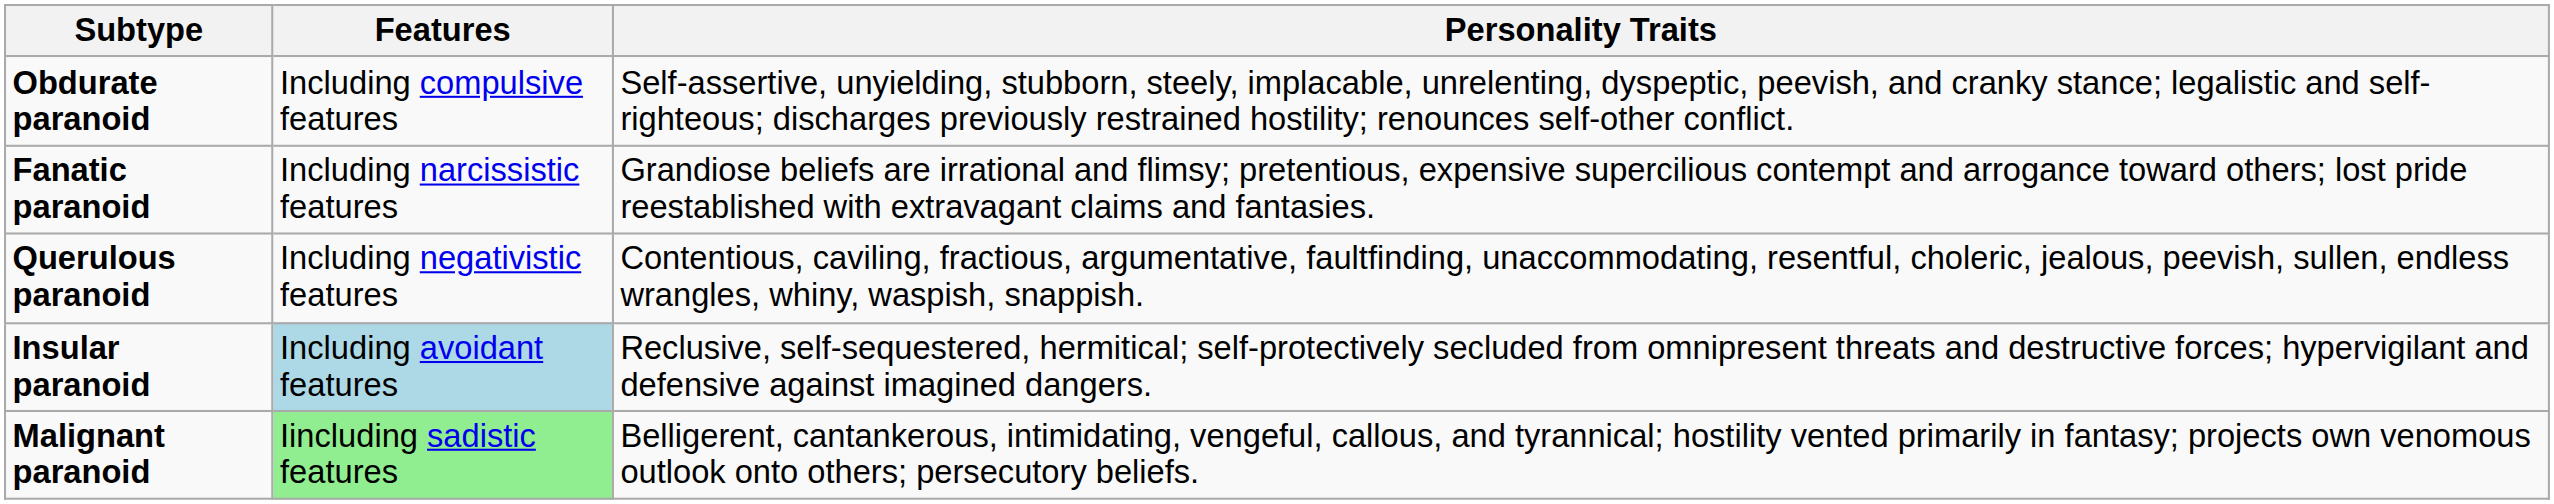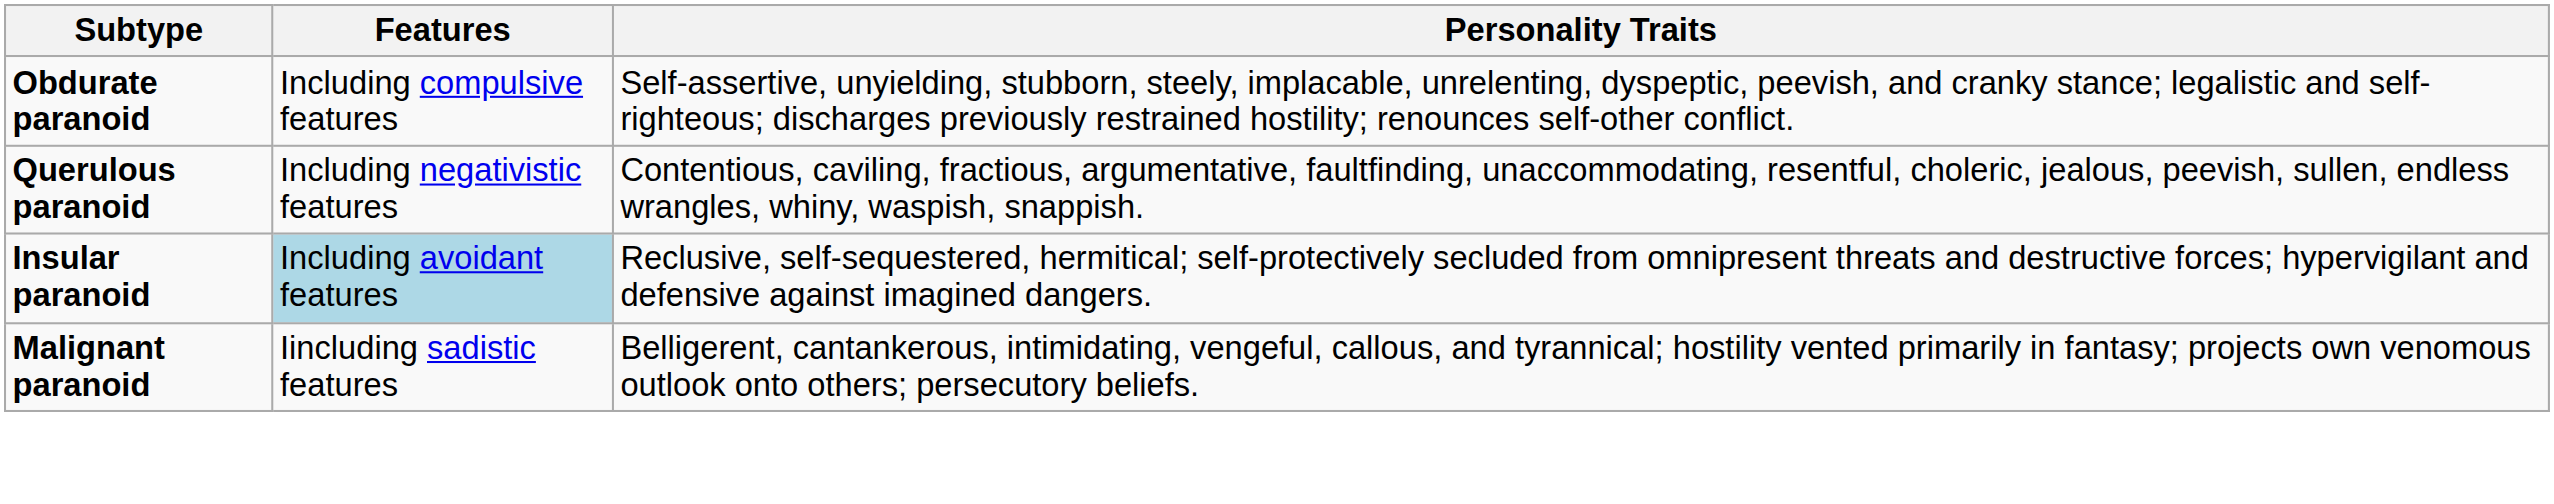- row: (81, 188)
(408, 454) lightgreen background -> (408, 365) no background
